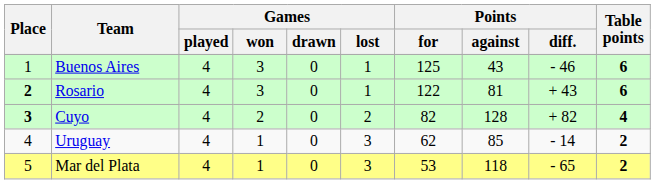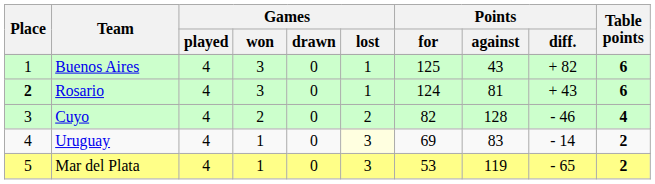(563, 66) - 46 -> (563, 66) + 82
(428, 91) 122 -> (428, 91) 124
(28, 116) bold -> (28, 116) normal
(563, 116) + 82 -> (563, 116) - 46
(368, 141) no background -> (368, 141) lightyellow background
(428, 141) 62 -> (428, 141) 69
(496, 141) 85 -> (496, 141) 83
(496, 166) 118 -> (496, 166) 119
